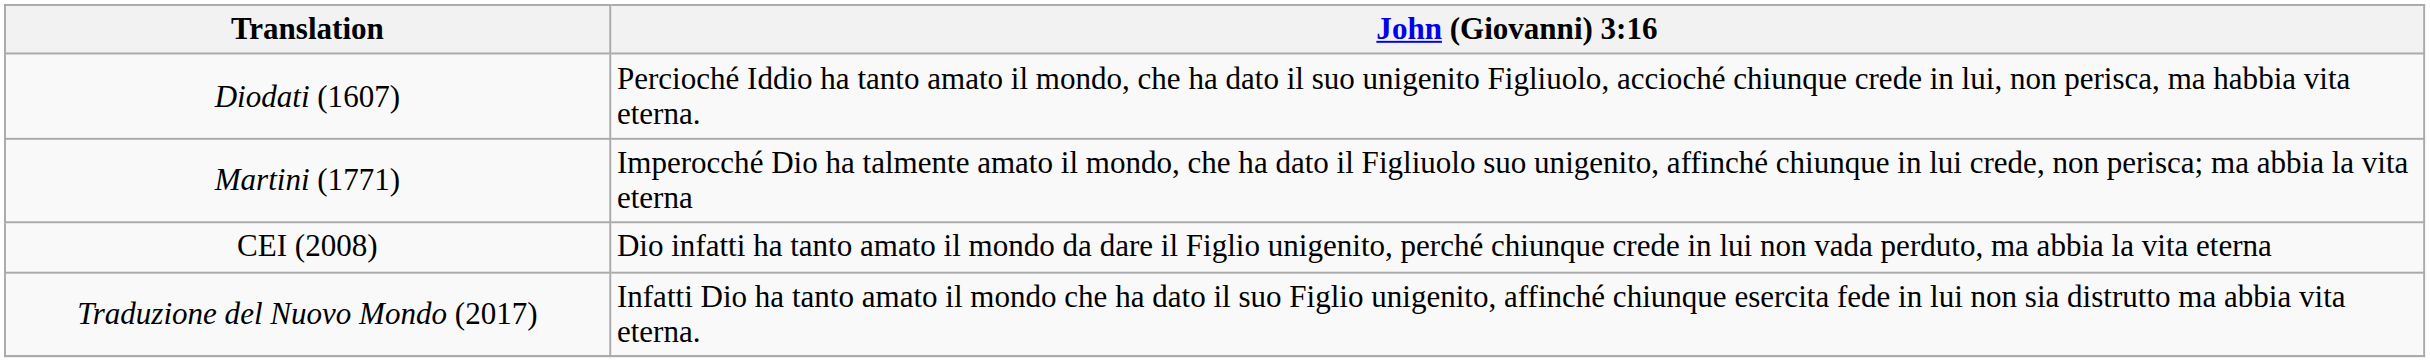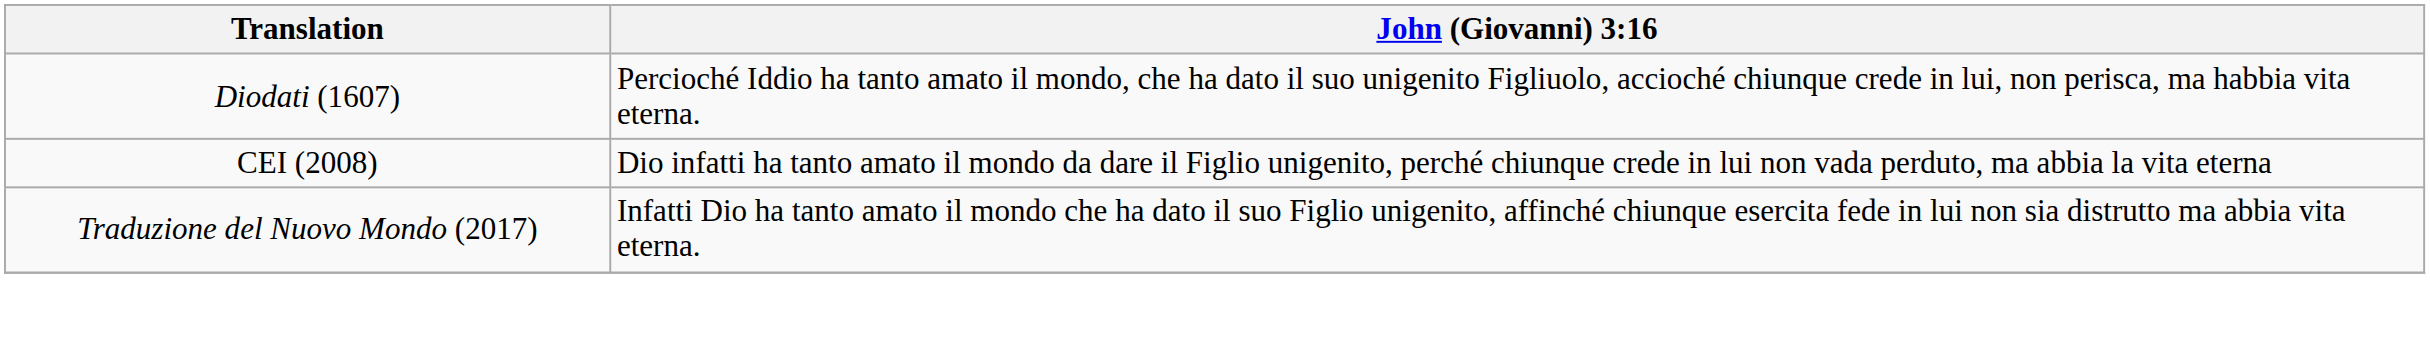- row: (307, 179)
